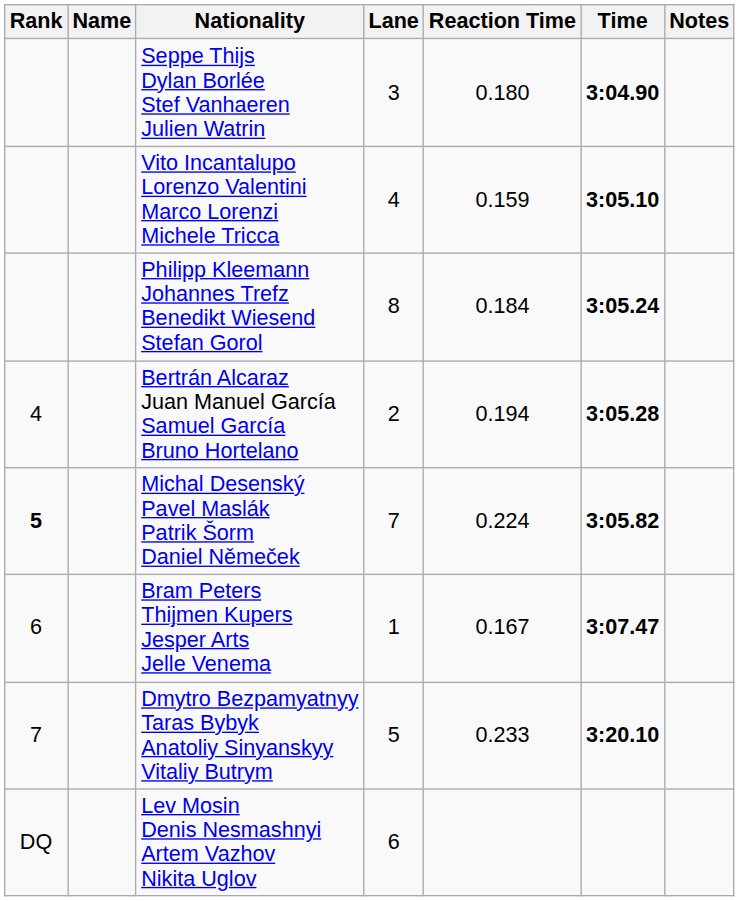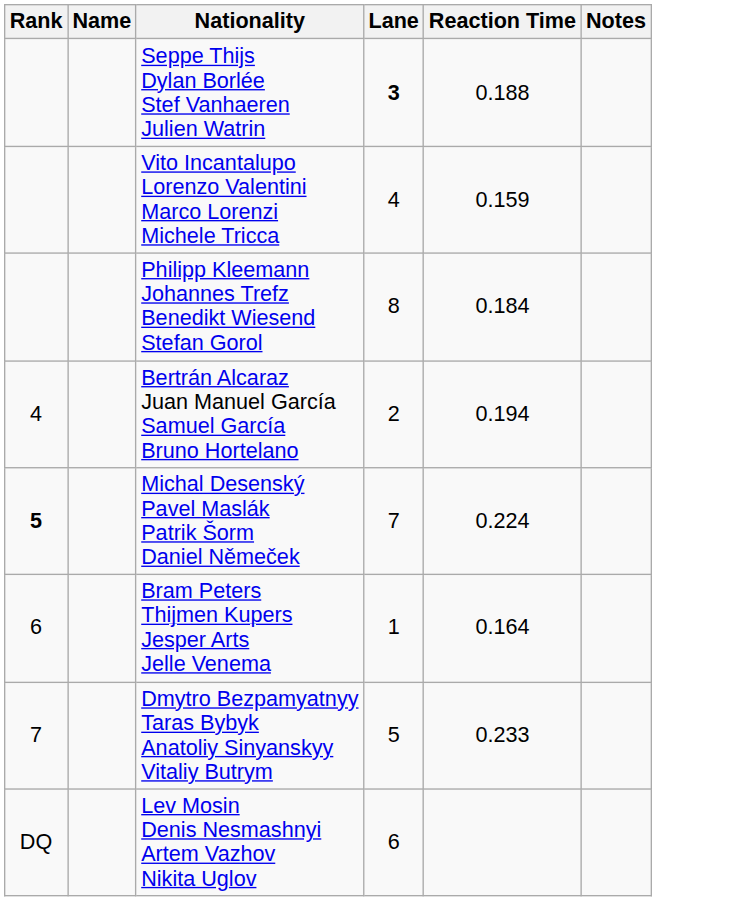- column: (623, 21)
(394, 92) normal -> (394, 92) bold
(502, 92) 0.180 -> (502, 92) 0.188
(502, 628) 0.167 -> (502, 628) 0.164
